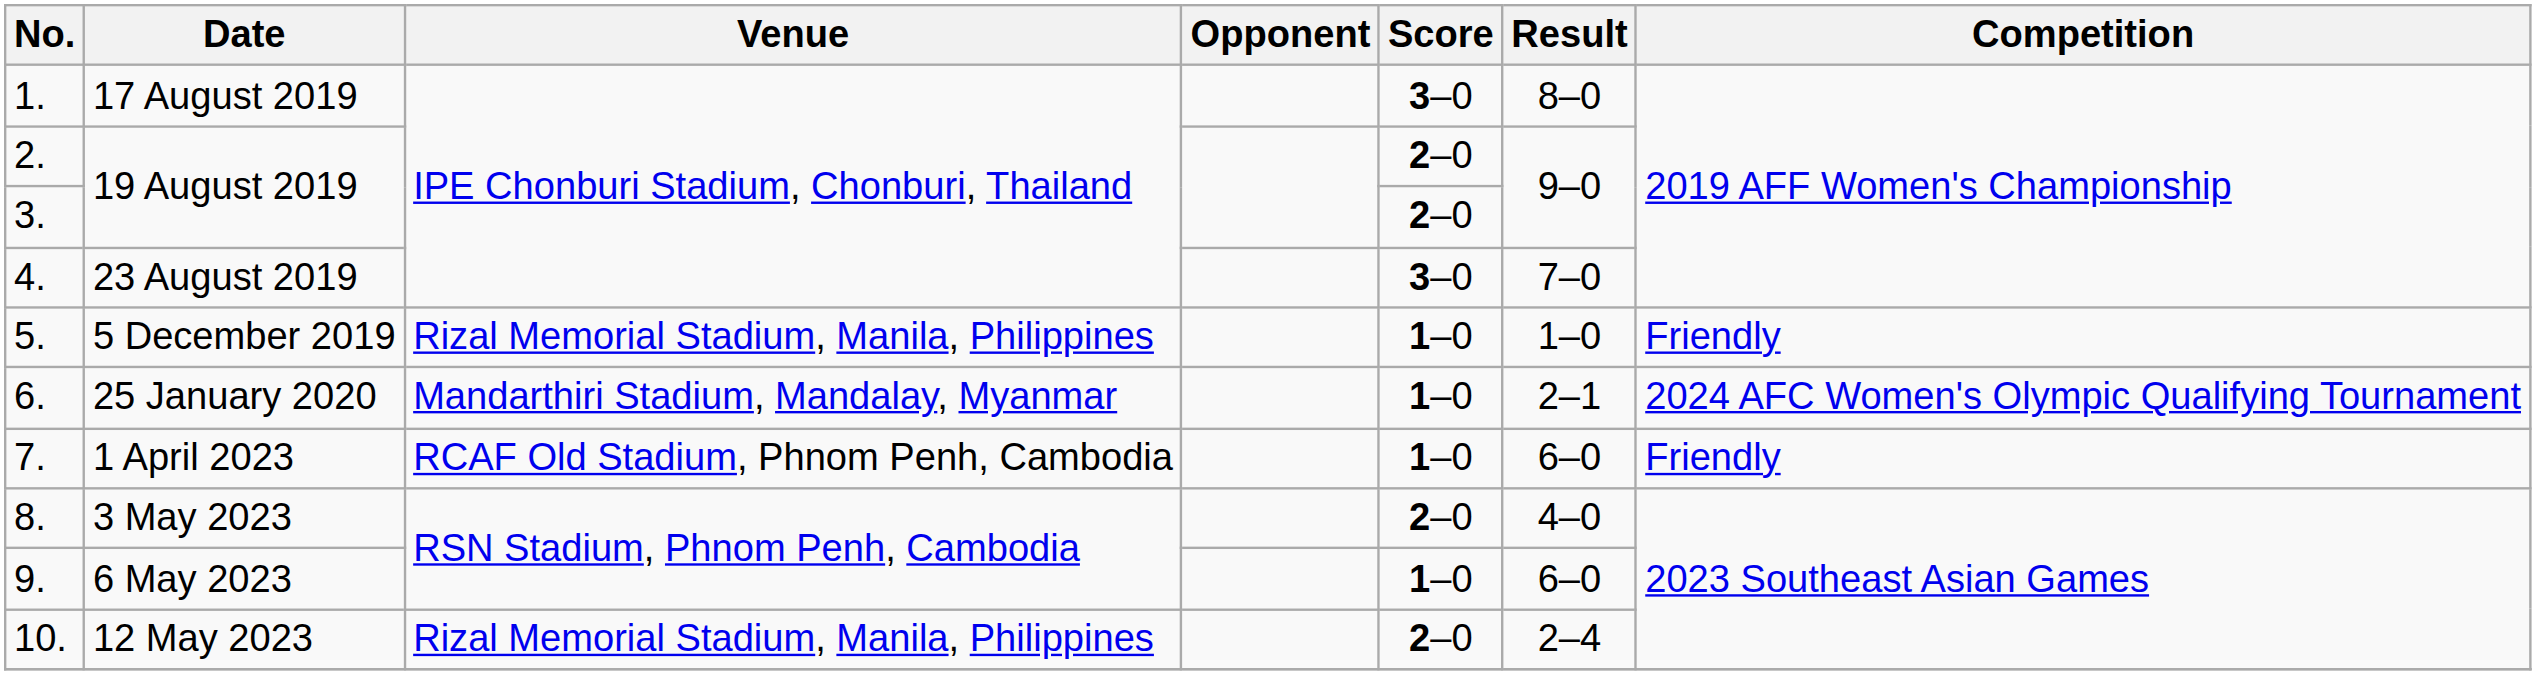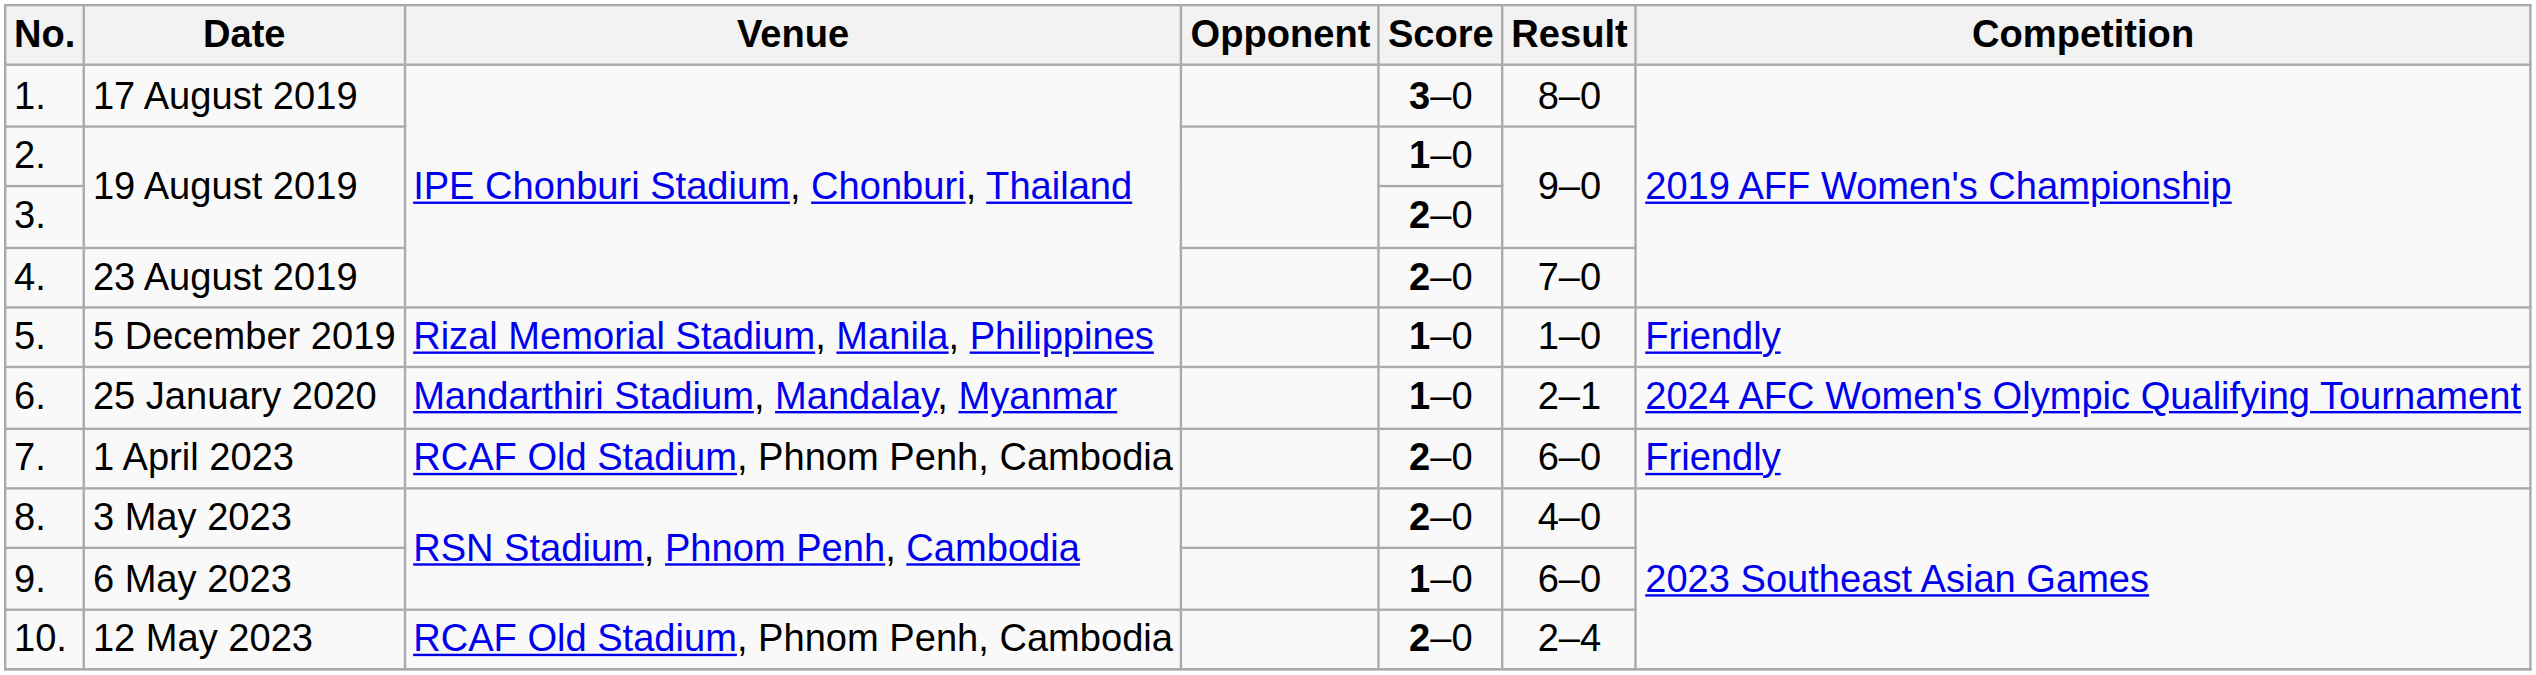(1441, 155) 2–0 -> (1441, 155) 1–0
(1441, 276) 3–0 -> (1441, 276) 2–0
(1441, 457) 1–0 -> (1441, 457) 2–0
(784, 638) Rizal Memorial Stadium, Manila, Philippines -> (793, 638) RCAF Old Stadium, Phnom Penh, Cambodia
